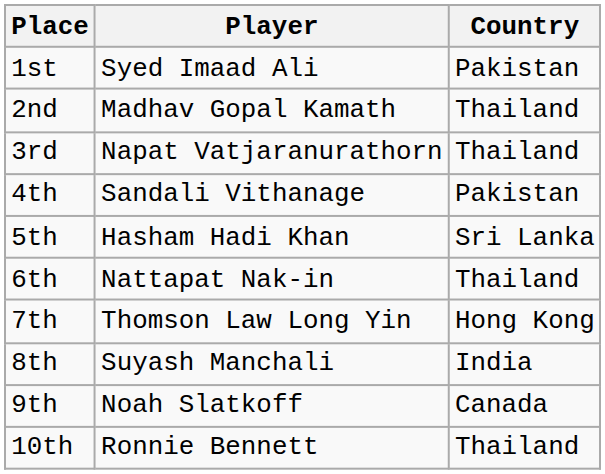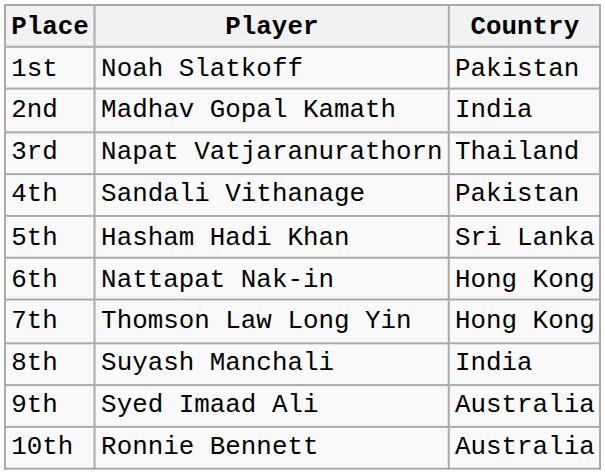(210, 68) Syed Imaad Ali -> (202, 68) Noah Slatkoff
(517, 110) Thailand -> (494, 110) India
(517, 279) Thailand -> (525, 279) Hong Kong
(202, 406) Noah Slatkoff -> (210, 406) Syed Imaad Ali
(502, 406) Canada -> (525, 406) Australia
(517, 448) Thailand -> (525, 448) Australia
